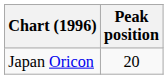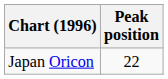(131, 61) 20 -> (131, 61) 22
